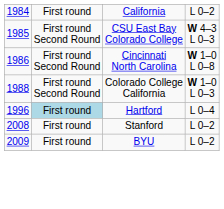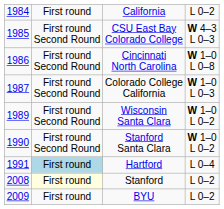(18, 88) 1988 -> (18, 88) 1987
+ row: (144, 116)
+ row: (144, 143)
(18, 110) 1996 -> (18, 165) 1991
(67, 126) no background -> (67, 181) lightyellow background
